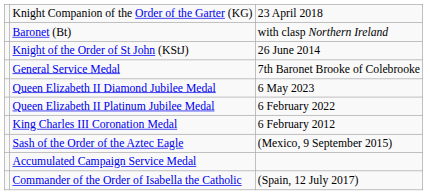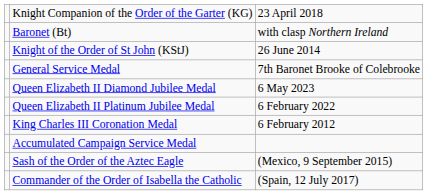rows swapped: (104, 161) <-> (98, 143)
